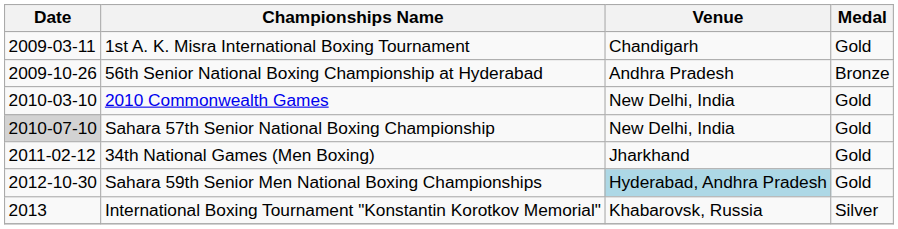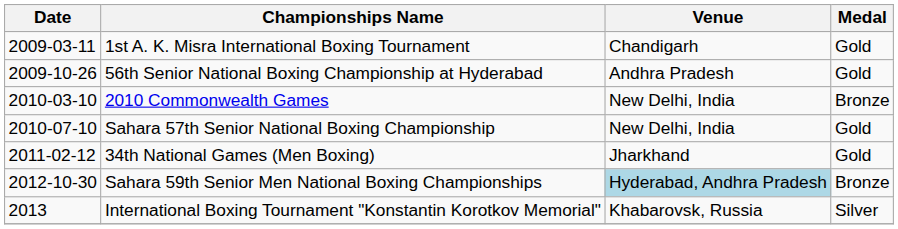(862, 73) Bronze -> (853, 73) Gold
(853, 100) Gold -> (862, 100) Bronze
(53, 127) lightgrey background -> (53, 127) no background
(853, 182) Gold -> (862, 182) Bronze
